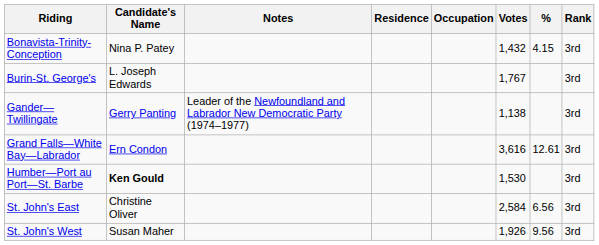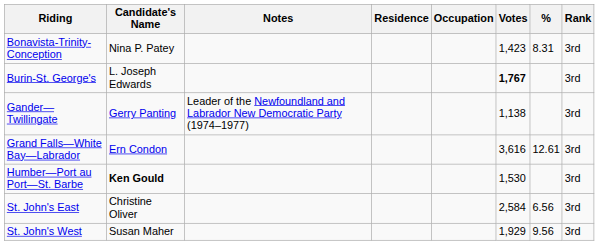(512, 48) 1,432 -> (512, 48) 1,423
(543, 48) 4.15 -> (543, 48) 8.31
(512, 78) normal -> (512, 78) bold
(512, 231) 1,926 -> (512, 231) 1,929
